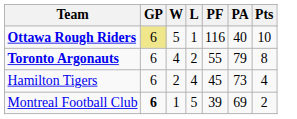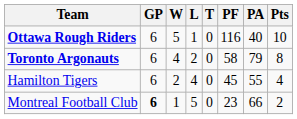+ column: (210, 15)
(153, 37) khaki background -> (153, 37) no background
(215, 59) 55 -> (231, 59) 58
(240, 80) 73 -> (256, 80) 55
(215, 102) 39 -> (231, 102) 23
(240, 102) 69 -> (256, 102) 66
